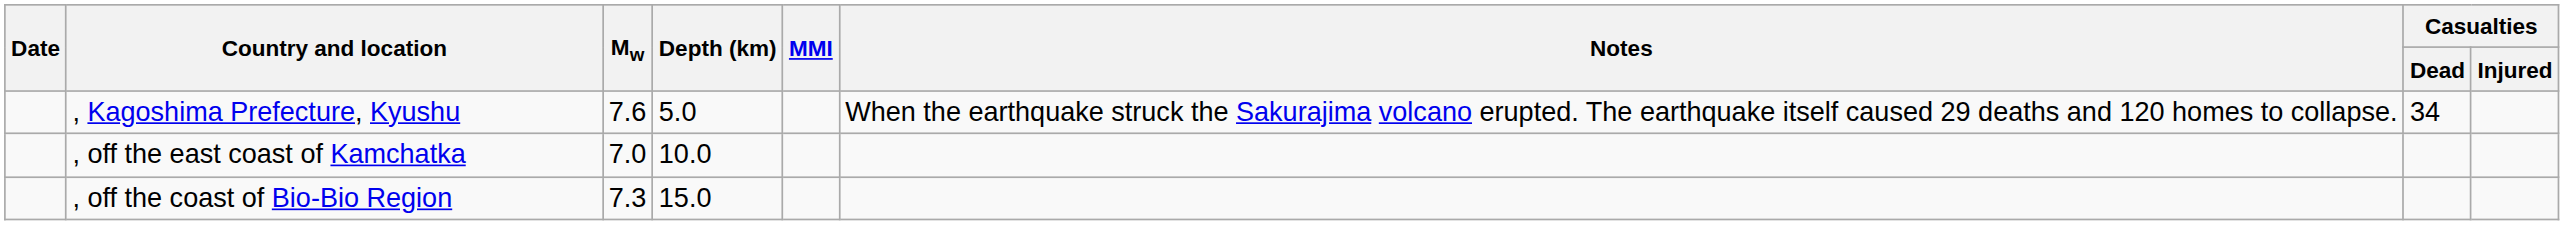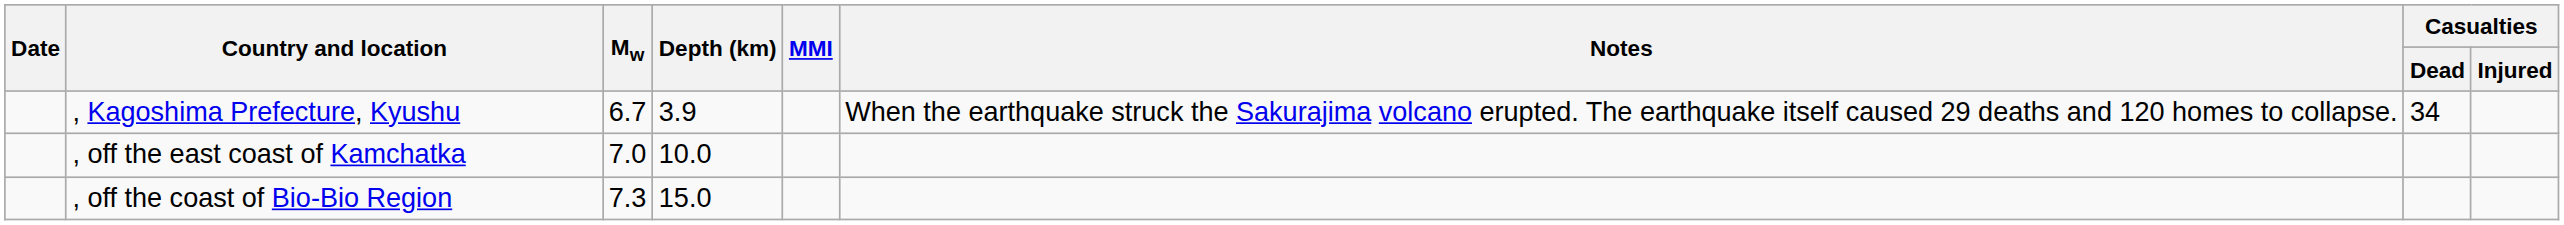(628, 111) 7.6 -> (628, 111) 6.7
(678, 111) 5.0 -> (678, 111) 3.9
